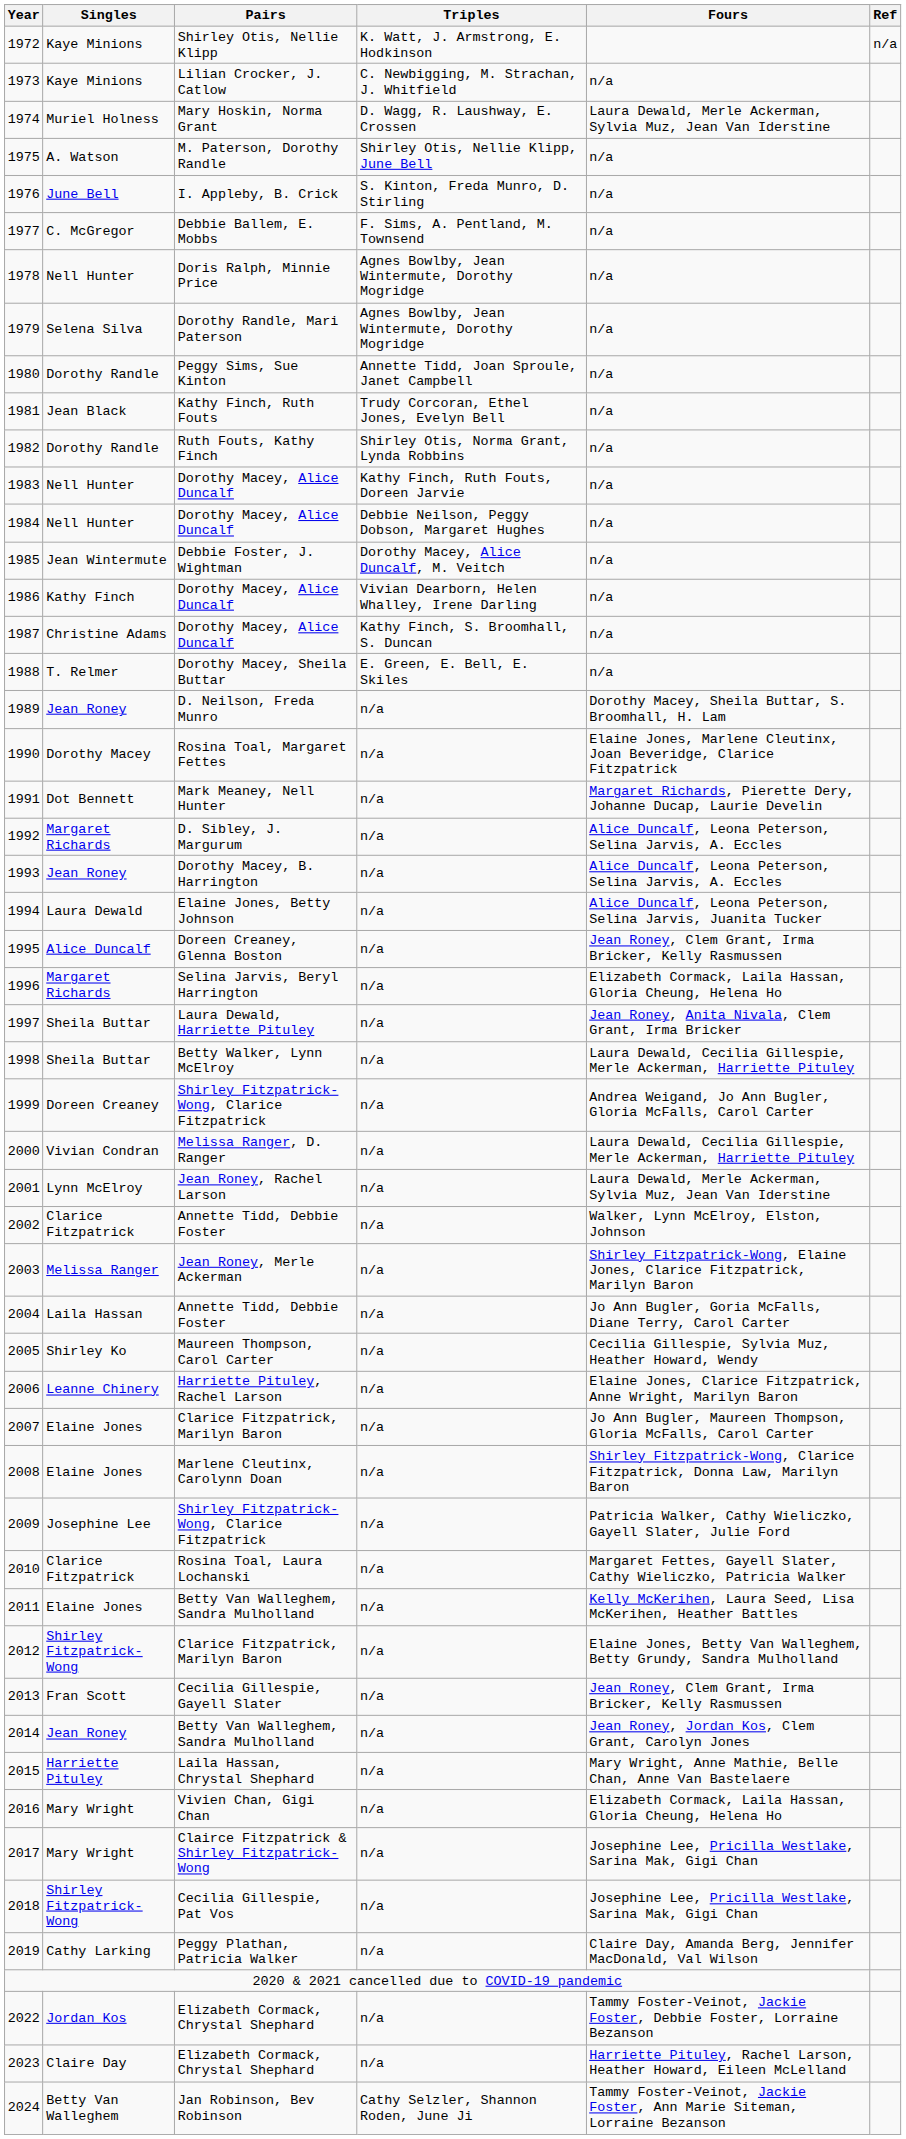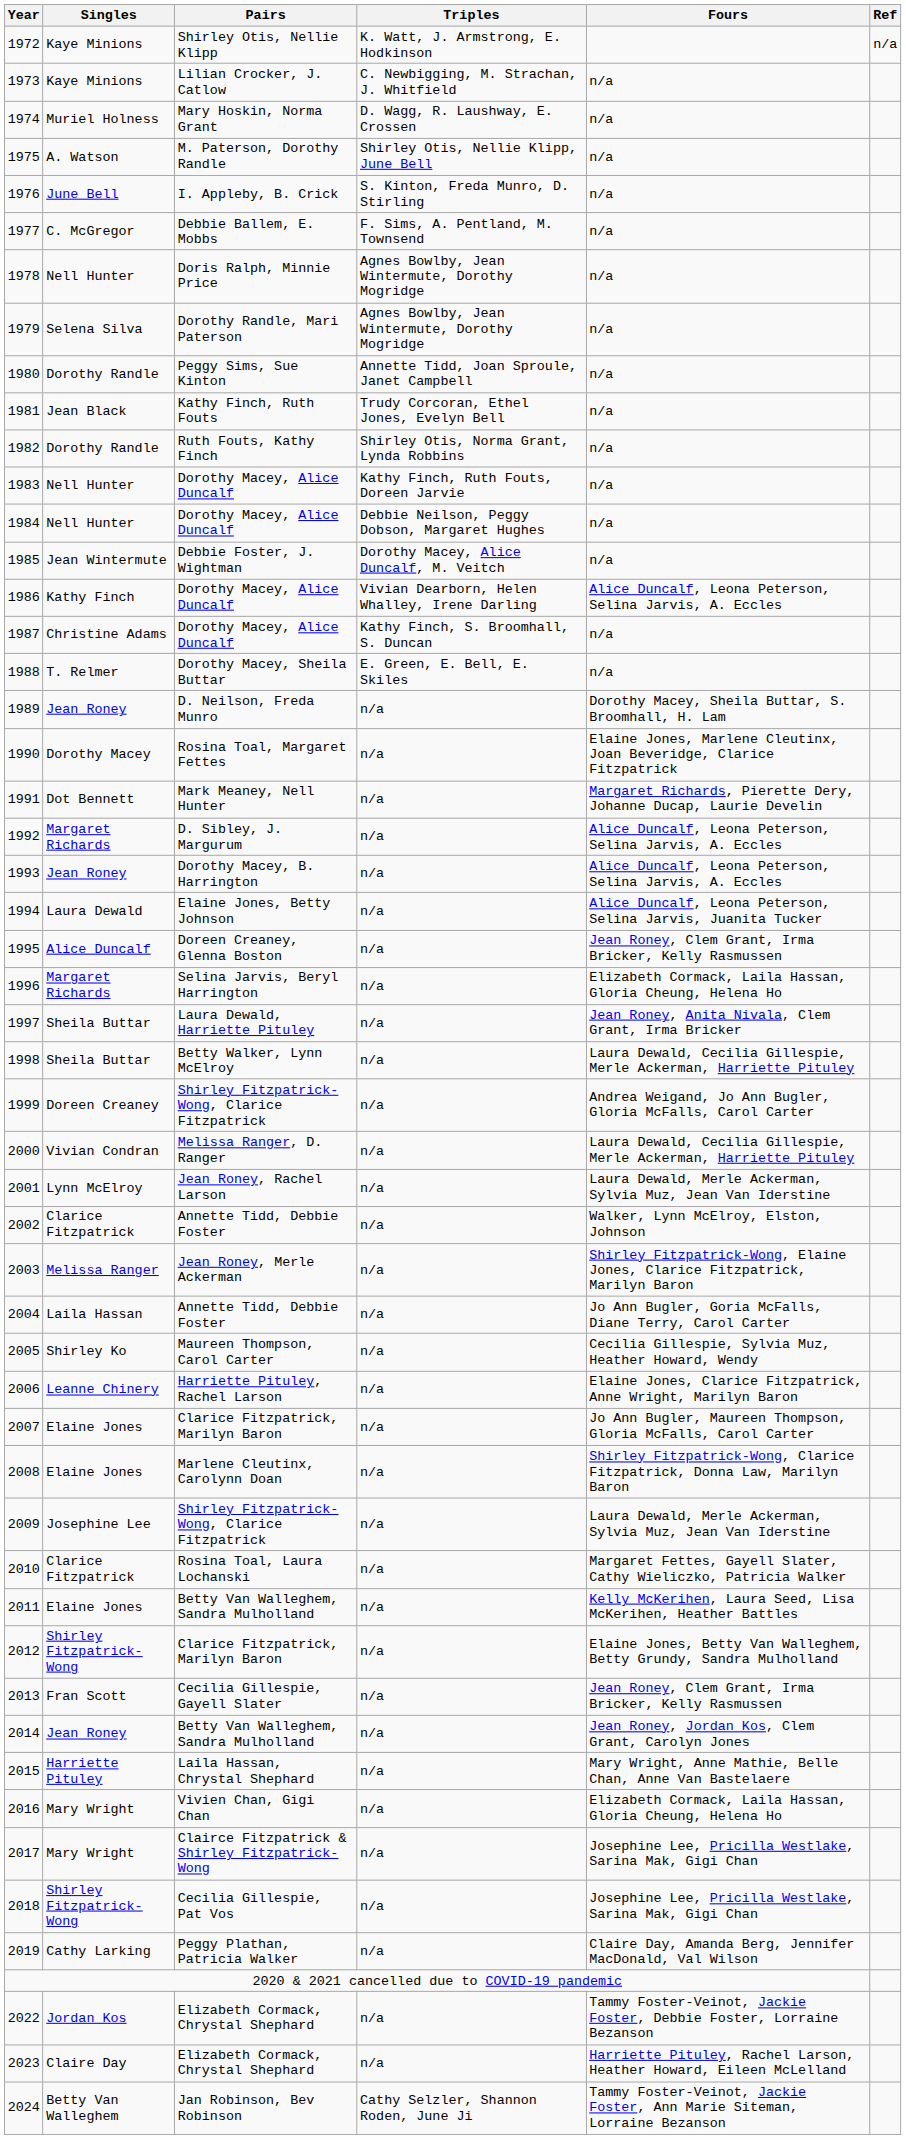(710, 120) Laura Dewald, Merle Ackerman, Sylvia Muz, Jean Van Iderstine -> (601, 120) n/a
(601, 598) n/a -> (710, 598) Alice Duncalf, Leona Peterson, Selina Jarvis, A. Eccles
(722, 1525) Patricia Walker, Cathy Wieliczko, Gayell Slater, Julie Ford -> (710, 1525) Laura Dewald, Merle Ackerman, Sylvia Muz, Jean Van Iderstine
